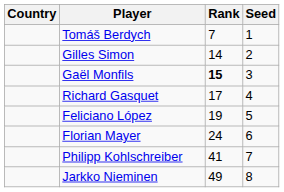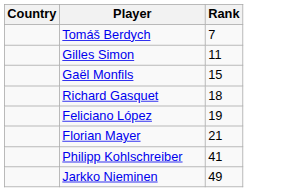- column: (261, 14)
(215, 55) 14 -> (215, 55) 11
(215, 75) bold -> (215, 75) normal
(215, 95) 17 -> (215, 95) 18
(215, 136) 24 -> (215, 136) 21
